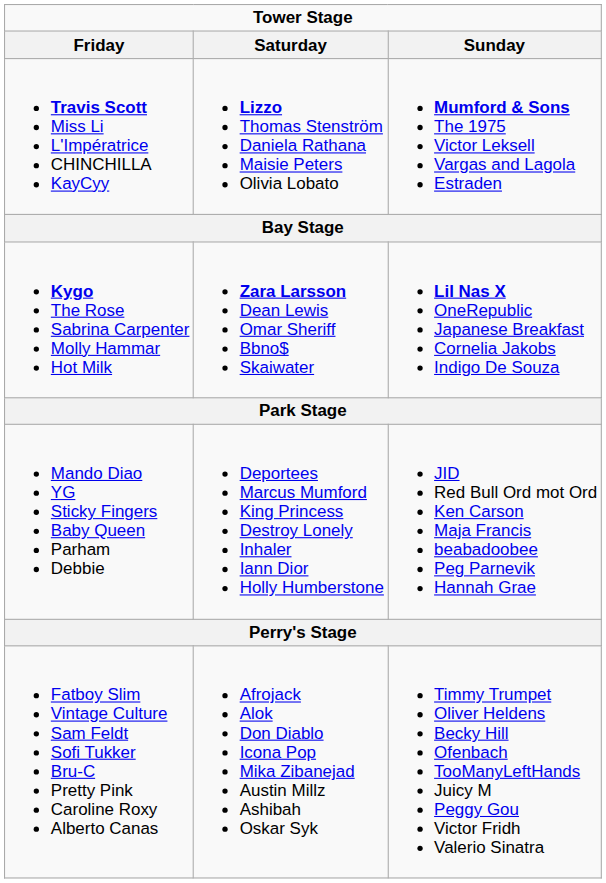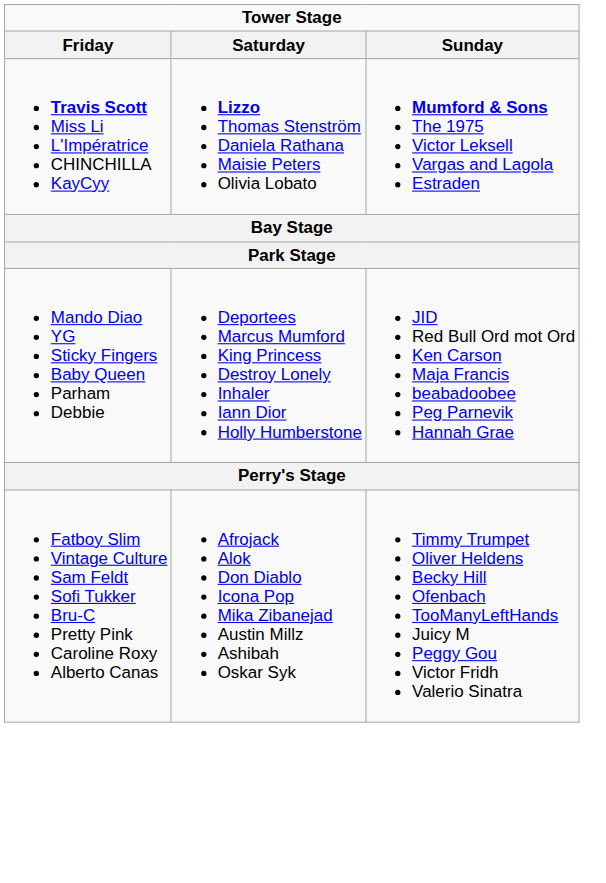- row: (99, 329)
